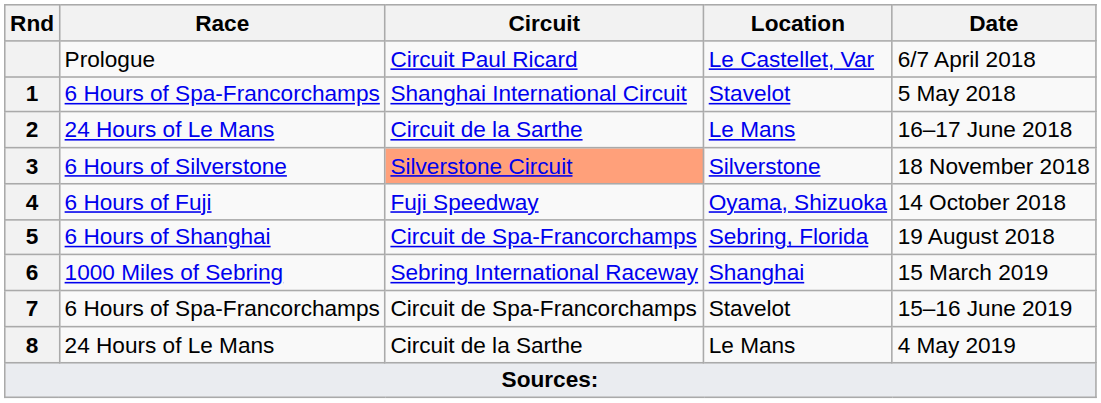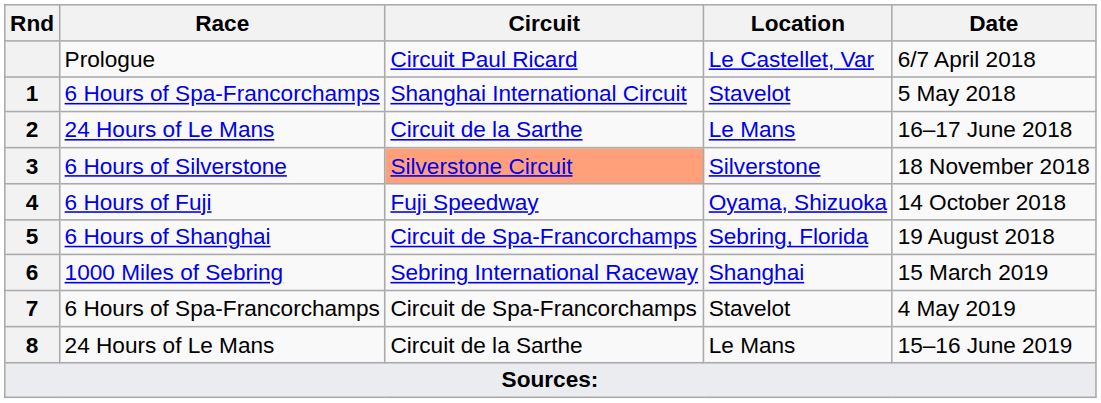(985, 309) 15–16 June 2019 -> (957, 309) 4 May 2019
(957, 344) 4 May 2019 -> (985, 344) 15–16 June 2019
